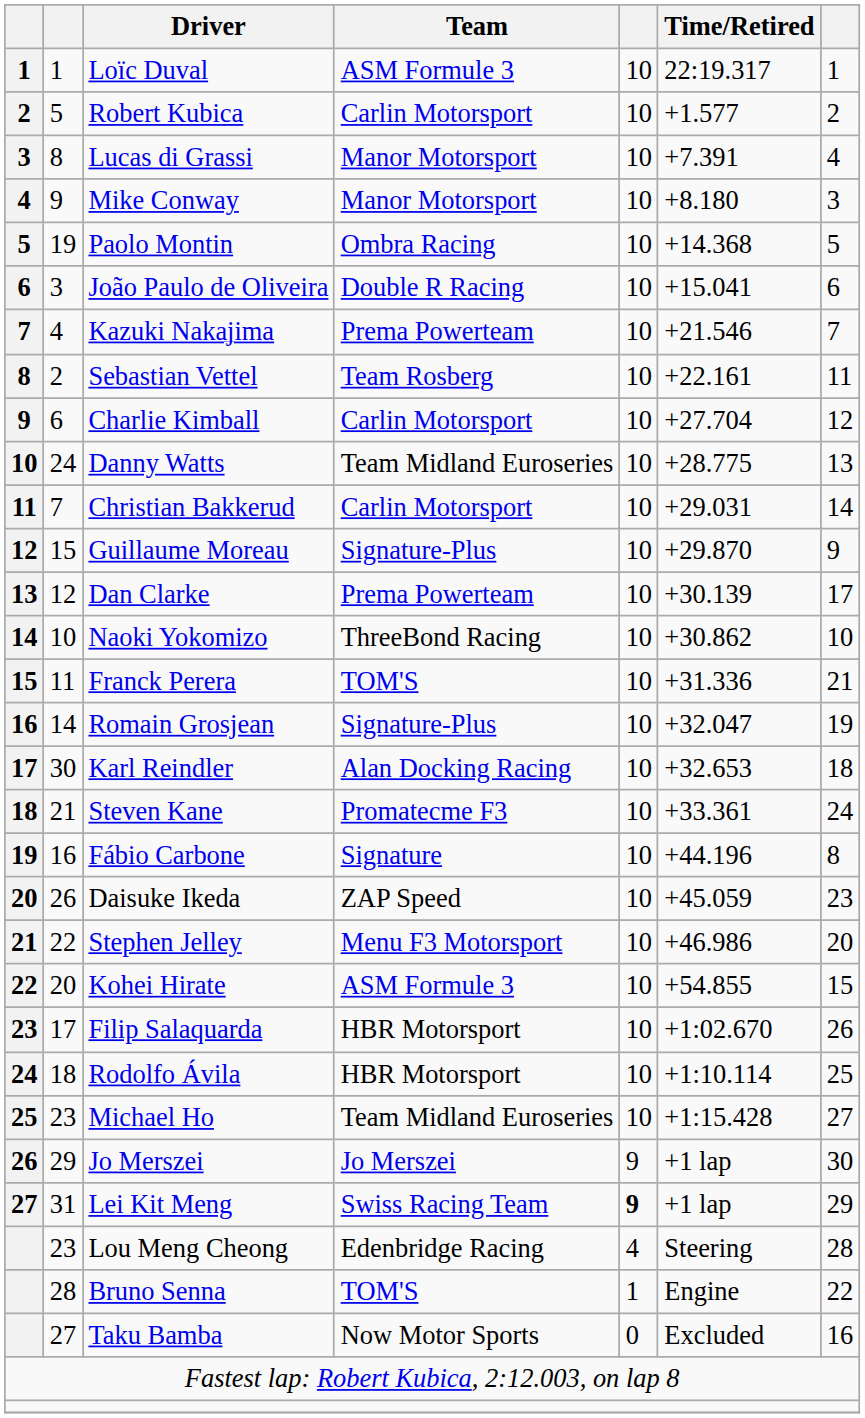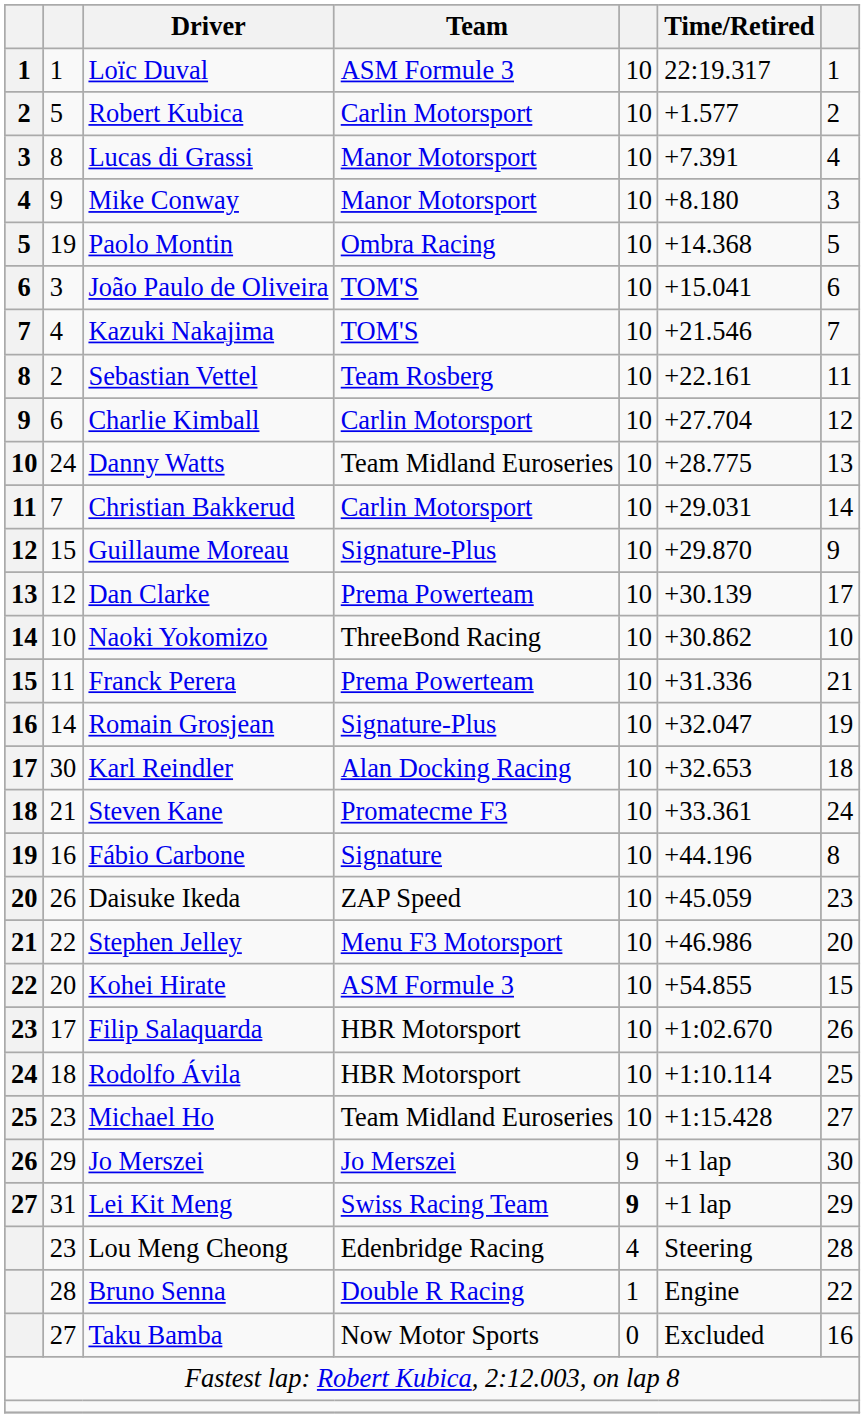(432, 288) Double R Racing -> (380, 288) TOM'S
(437, 331) Prema Powerteam -> (380, 331) TOM'S
(380, 680) TOM'S -> (437, 680) Prema Powerteam
(380, 1291) TOM'S -> (432, 1291) Double R Racing
